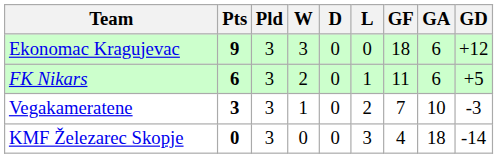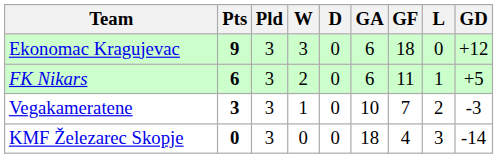columns swapped: (367, 19) <-> (436, 19)
